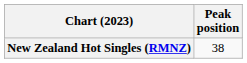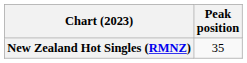(218, 48) 38 -> (218, 48) 35
